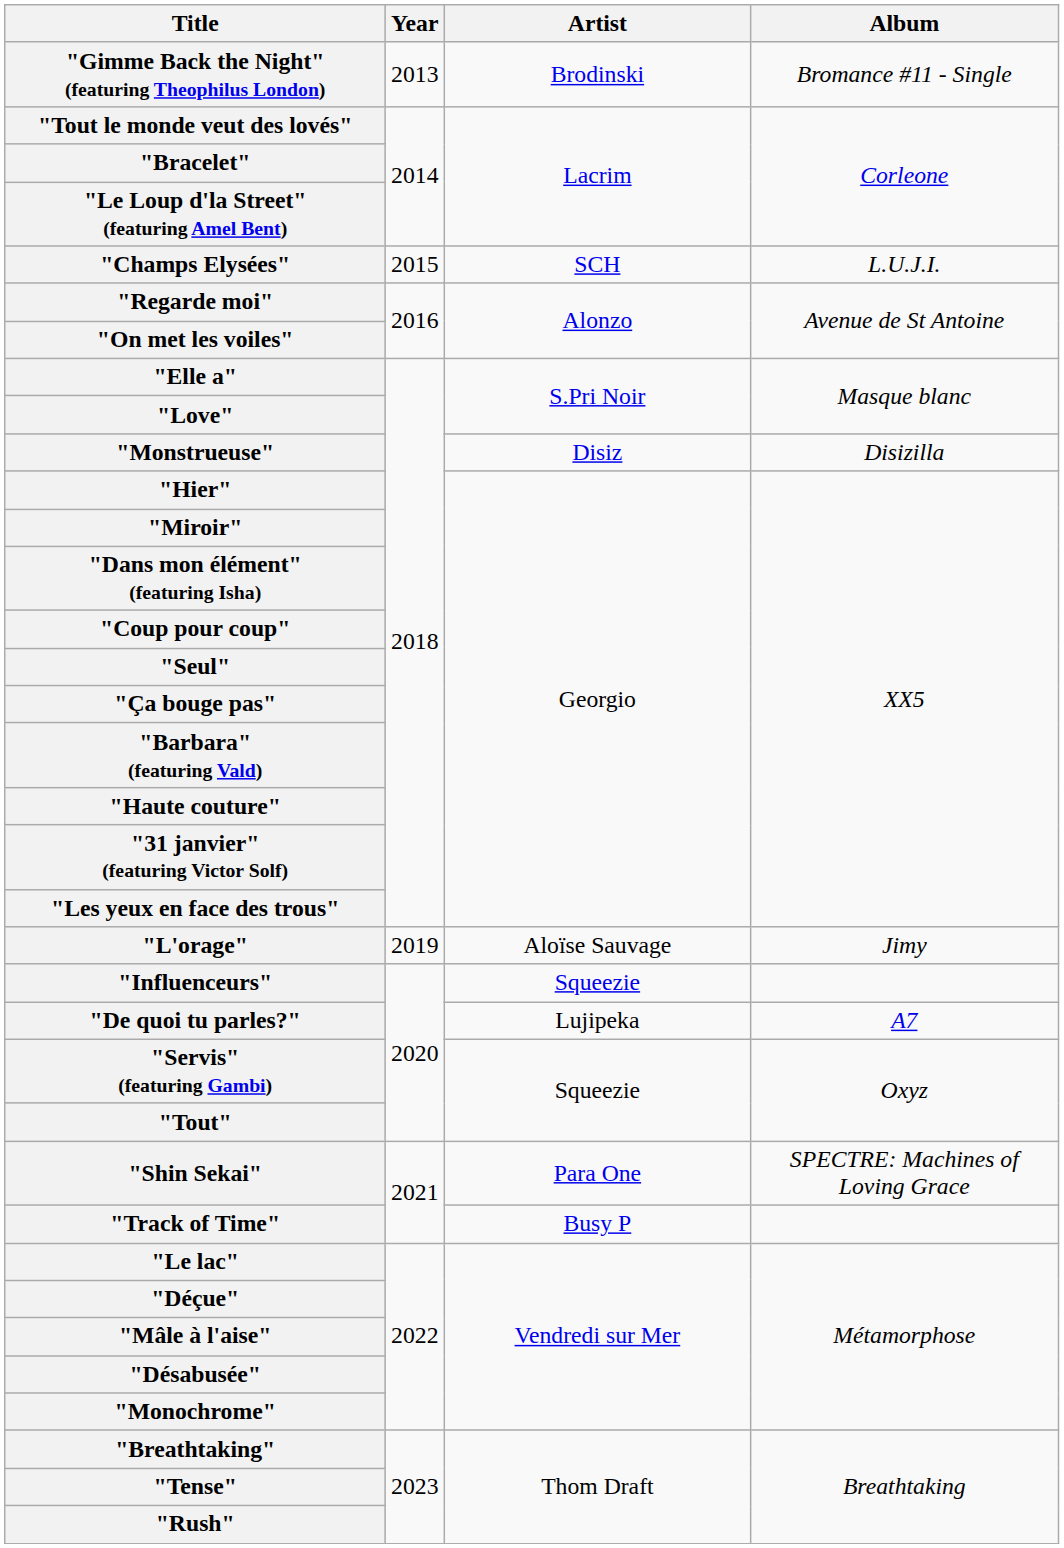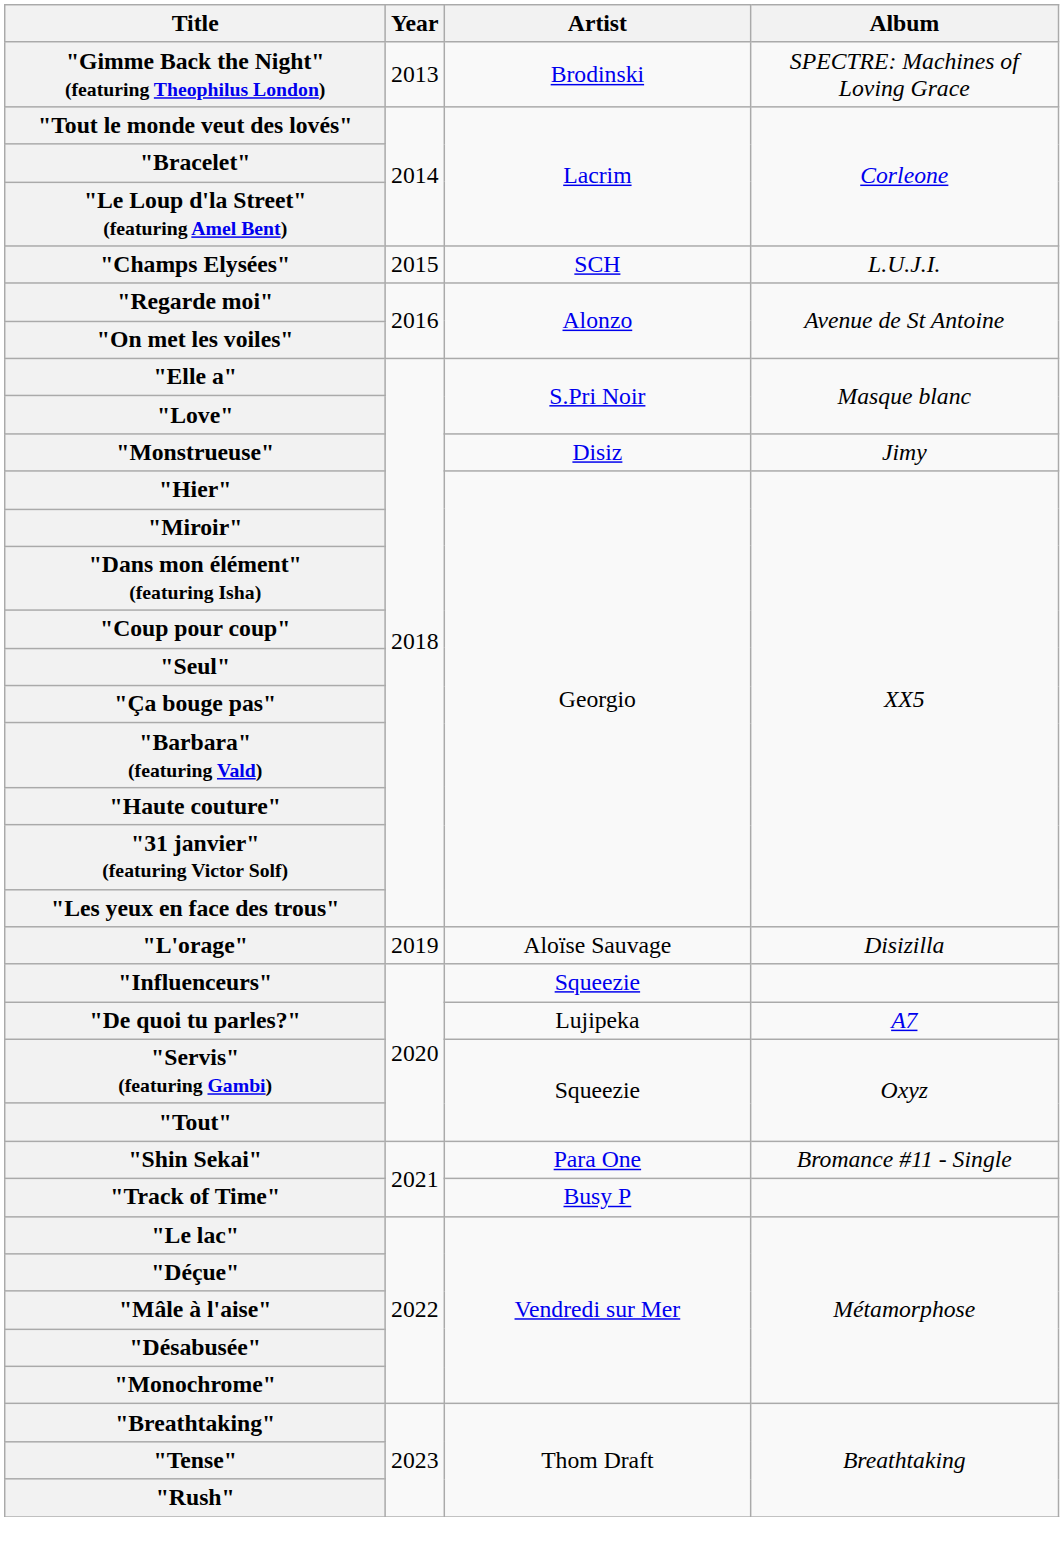(904, 74) Bromance #11 - Single -> (904, 74) SPECTRE: Machines of Loving Grace
(904, 452) Disizilla -> (904, 452) Jimy
(904, 945) Jimy -> (904, 945) Disizilla
(904, 1172) SPECTRE: Machines of Loving Grace -> (904, 1159) Bromance #11 - Single
